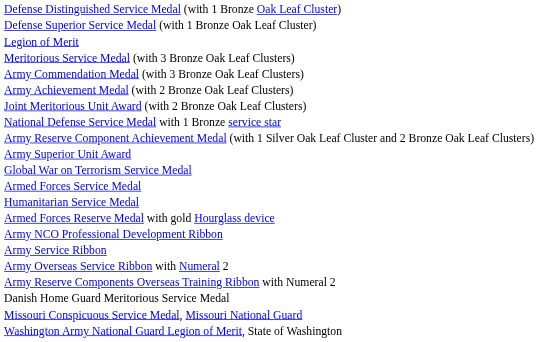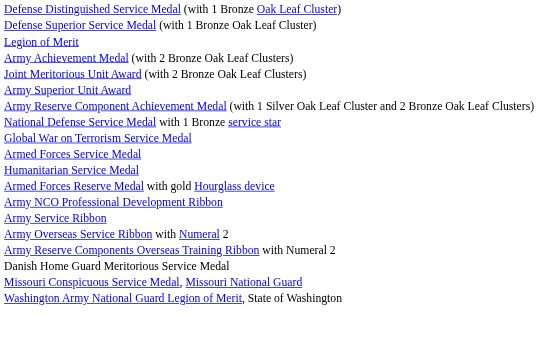- row: (149, 58)
- row: (154, 74)
rows swapped: (68, 154) <-> (143, 122)
